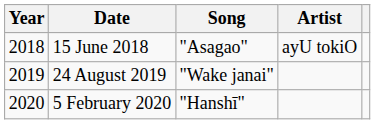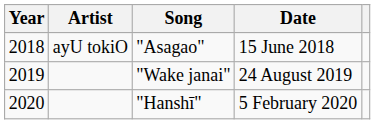columns swapped: (320, 18) <-> (112, 18)
